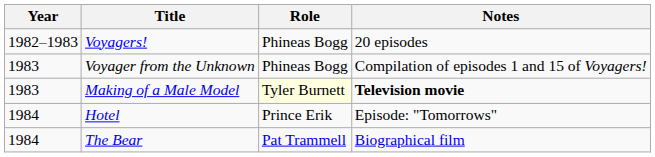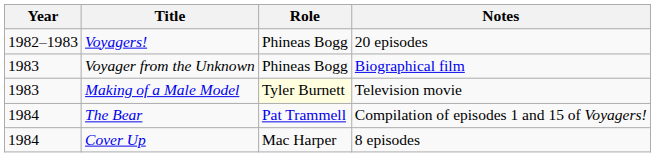(501, 66) Compilation of episodes 1 and 15 of Voyagers! -> (410, 66) Biographical film
(410, 90) bold -> (408, 90) normal
- row: (102, 115)
(410, 139) Biographical film -> (501, 115) Compilation of episodes 1 and 15 of Voyagers!
+ row: (115, 139)
